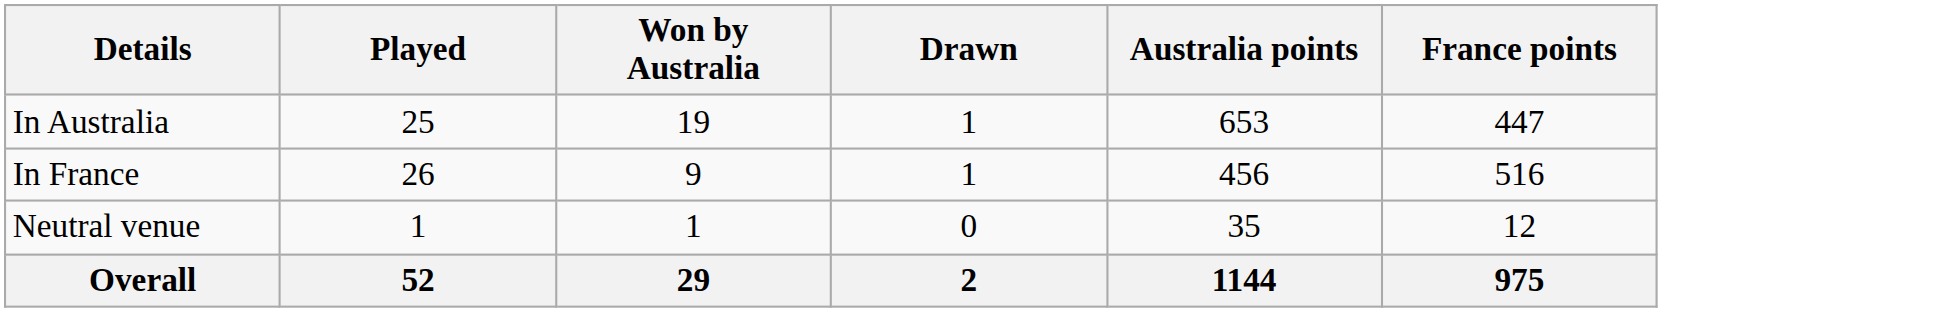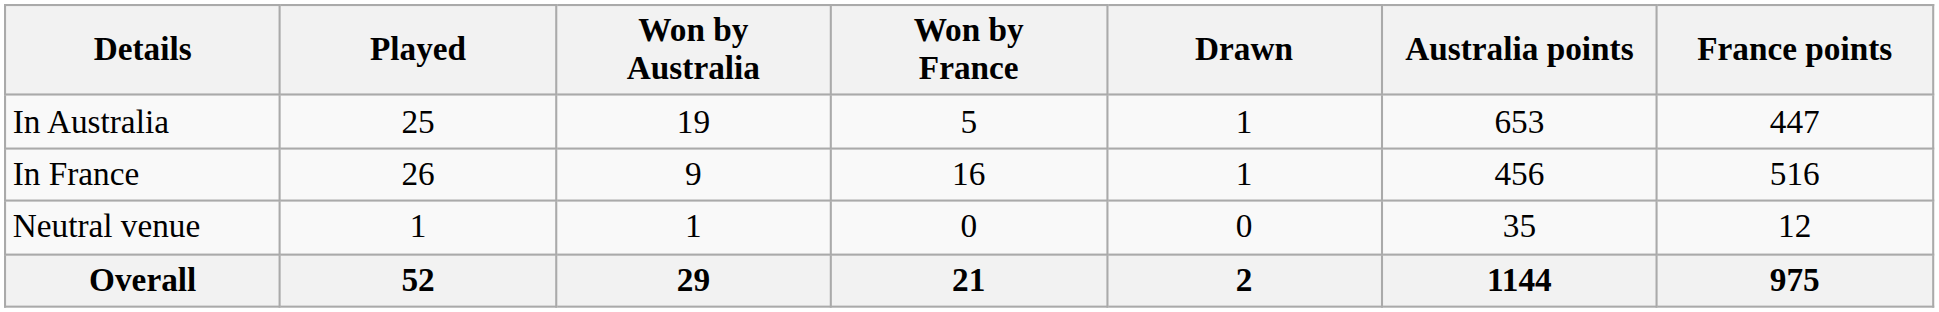+ column: (969, 49)
